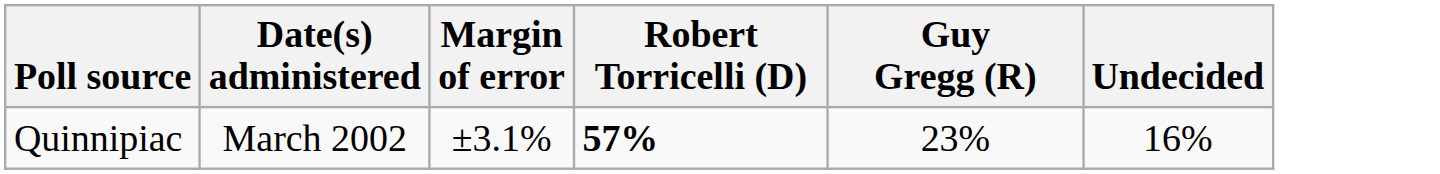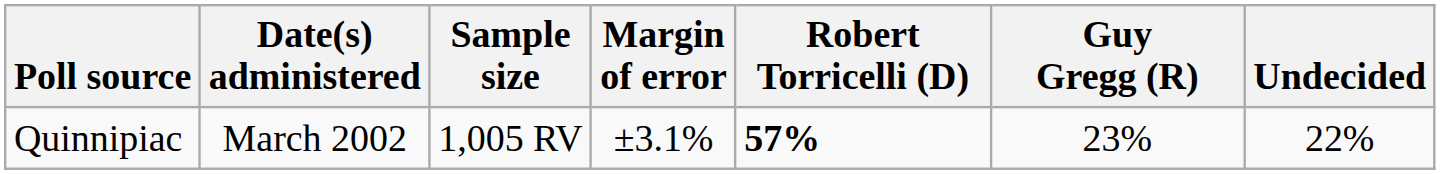+ column: (510, 55)
(1178, 137) 16% -> (1340, 137) 22%
